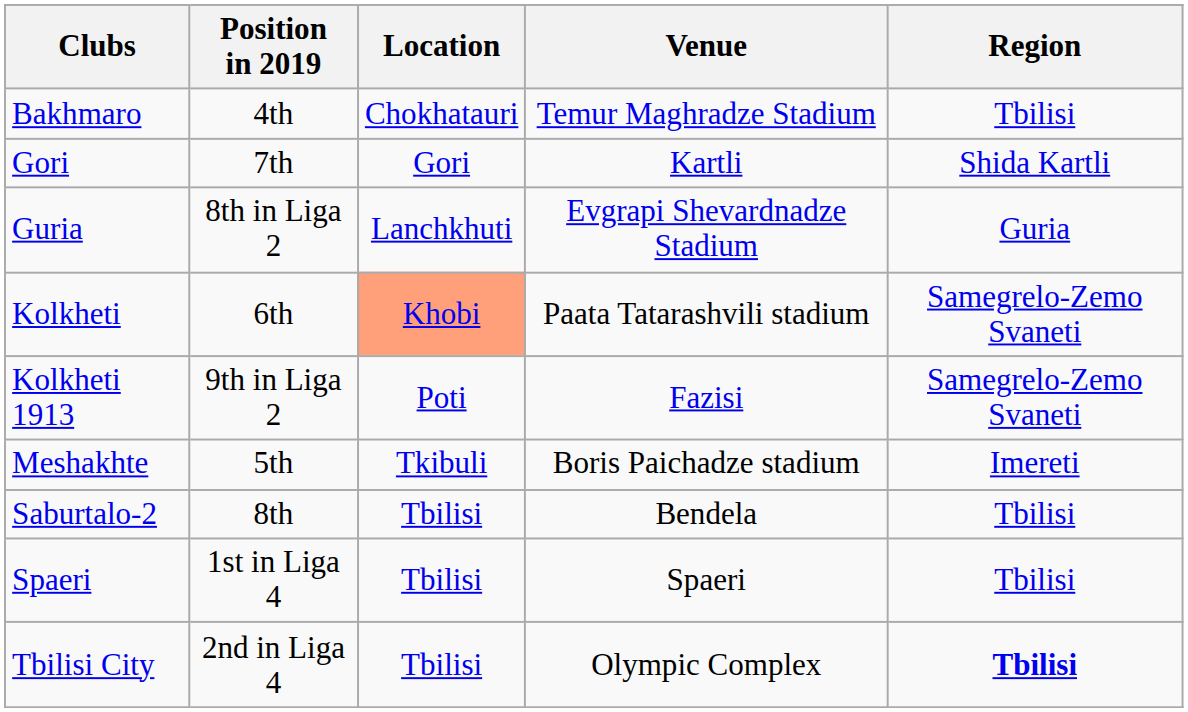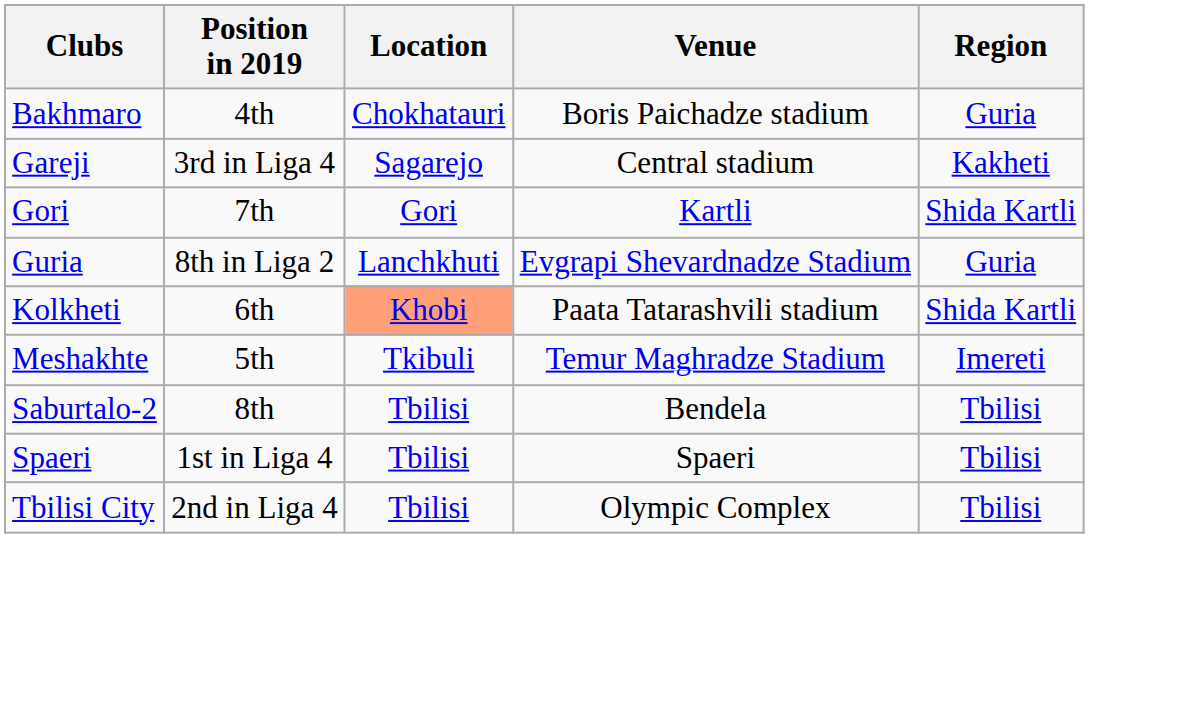(706, 113) Temur Maghradze Stadium -> (715, 113) Boris Paichadze stadium
(1035, 113) Tbilisi -> (1001, 113) Guria
+ row: (51, 162)
(1035, 313) Samegrelo-Zemo Svaneti -> (1001, 310) Shida Kartli
- row: (66, 397)
(706, 464) Boris Paichadze stadium -> (715, 359) Temur Maghradze Stadium
(1035, 664) bold -> (1001, 507) normal
